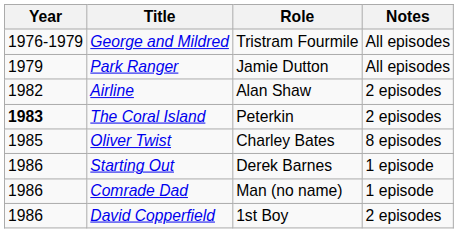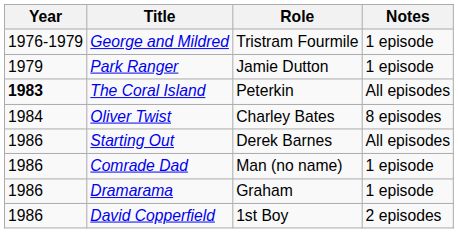(408, 41) All episodes -> (400, 41) 1 episode
(408, 66) All episodes -> (400, 66) 1 episode
- row: (112, 91)
(404, 116) 2 episodes -> (408, 91) All episodes
(26, 141) 1985 -> (26, 116) 1984
(400, 166) 1 episode -> (408, 141) All episodes
+ row: (132, 191)
